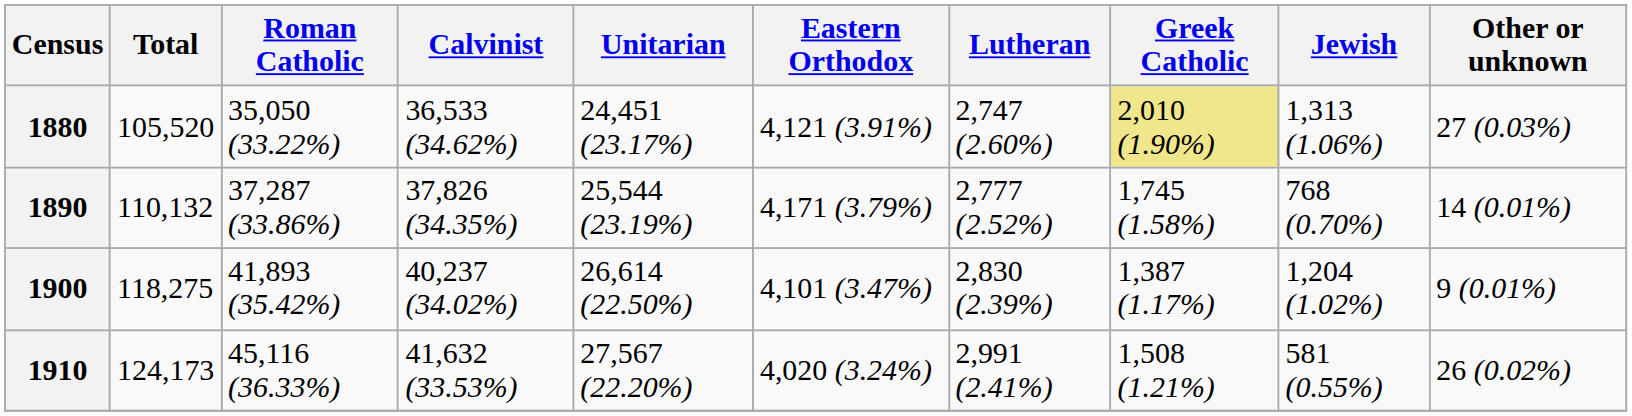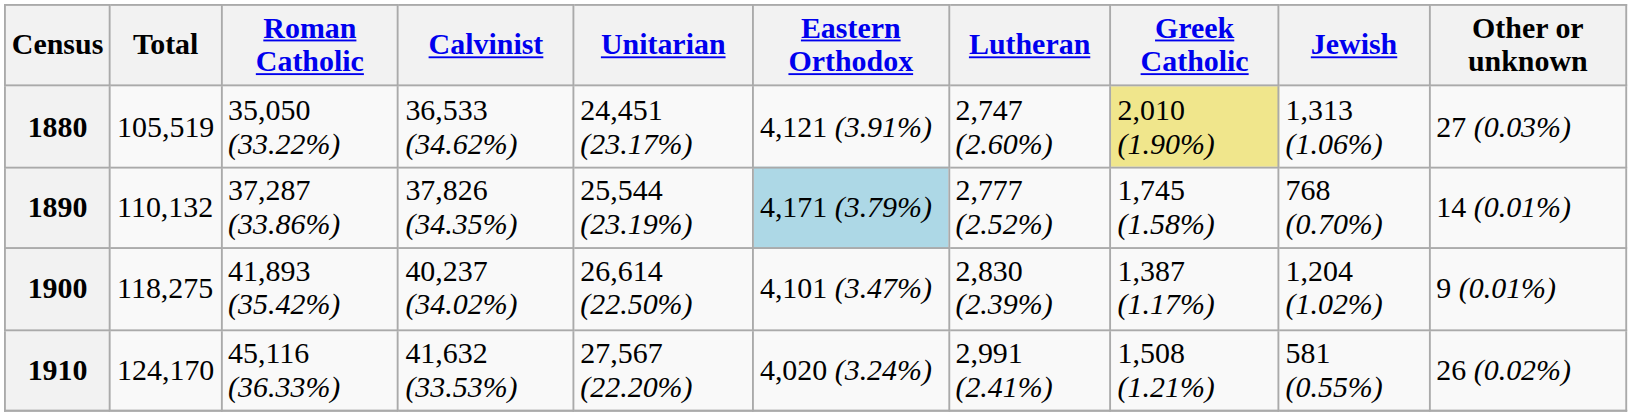(166, 126) 105,520 -> (166, 126) 105,519
(846, 207) no background -> (846, 207) lightblue background
(166, 369) 124,173 -> (166, 369) 124,170
